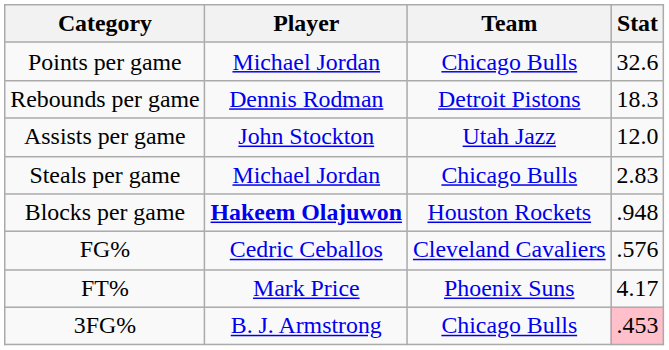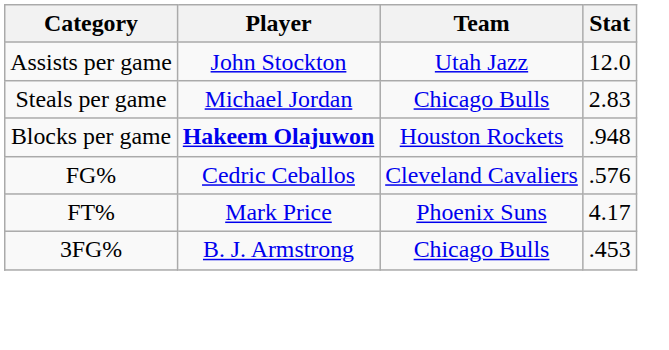- row: (105, 61)
- row: (105, 99)
(637, 325) pink background -> (610, 250) no background
